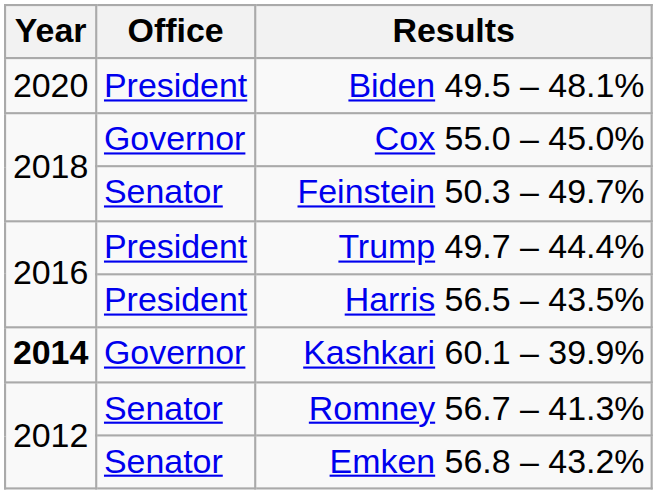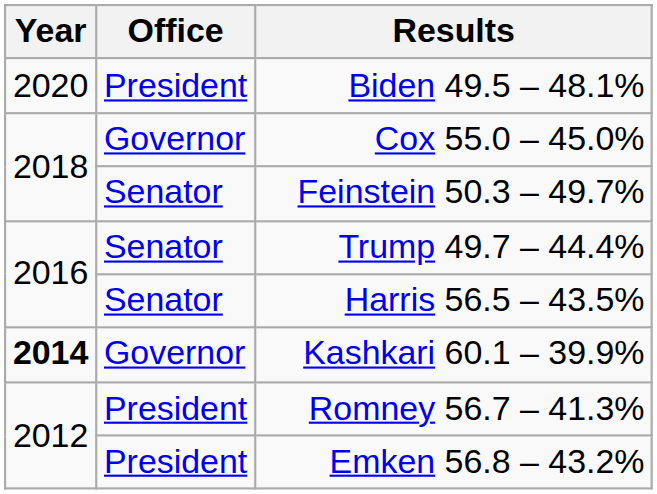(176, 246) President -> (163, 246) Senator
(176, 300) President -> (163, 300) Senator
(163, 407) Senator -> (176, 407) President
(163, 461) Senator -> (176, 461) President
